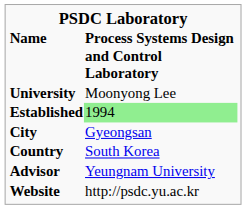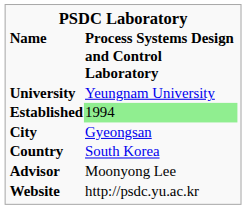(131, 92) Moonyong Lee -> (150, 92) Yeungnam University
(150, 171) Yeungnam University -> (131, 171) Moonyong Lee
